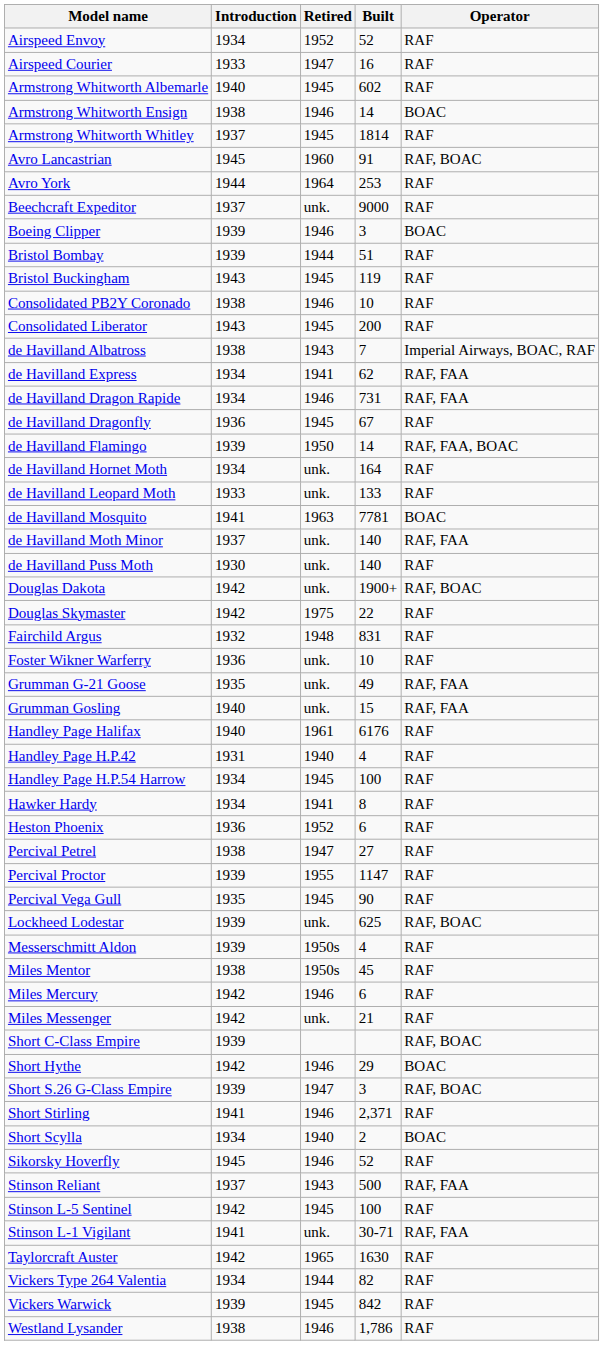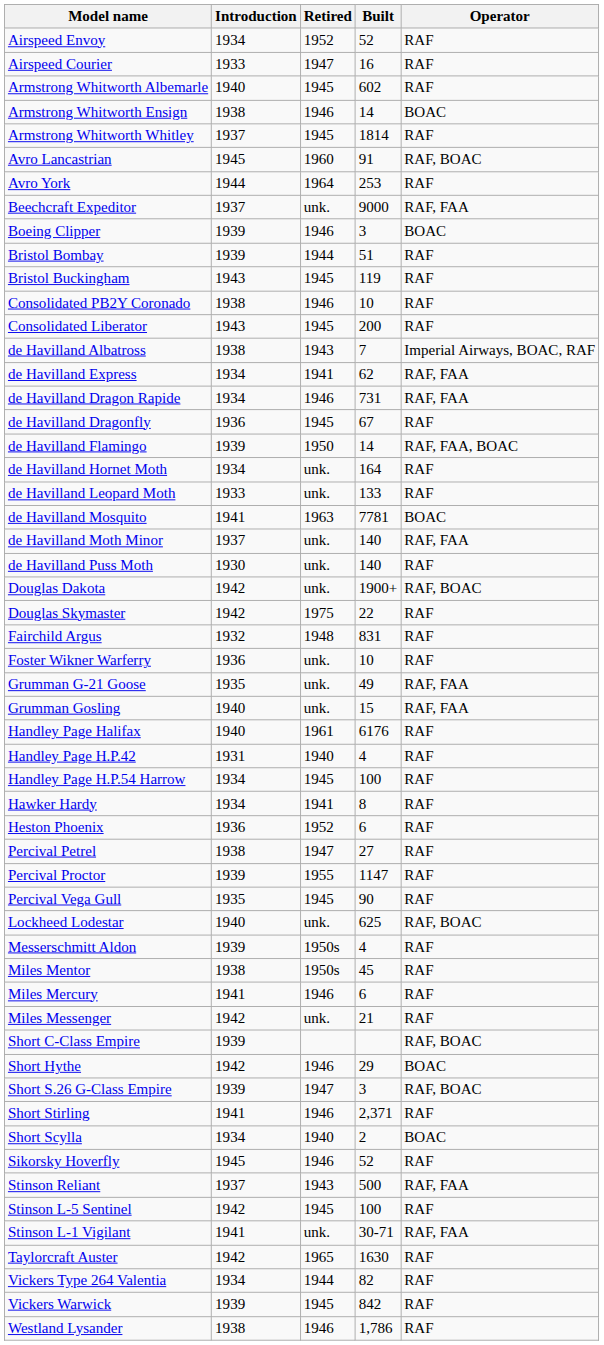(419, 207) RAF -> (437, 207) RAF, FAA
(230, 922) 1939 -> (230, 922) 1940
(230, 994) 1942 -> (230, 994) 1941
